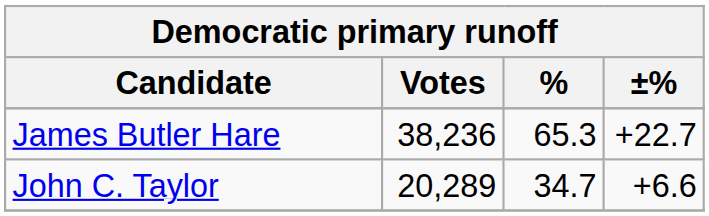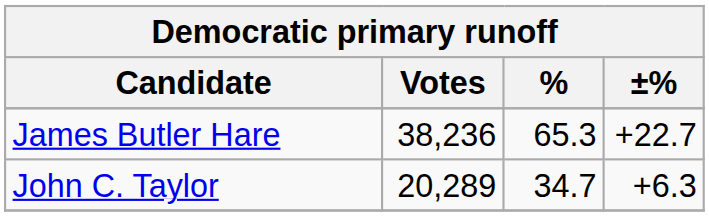(665, 186) +6.6 -> (665, 186) +6.3
